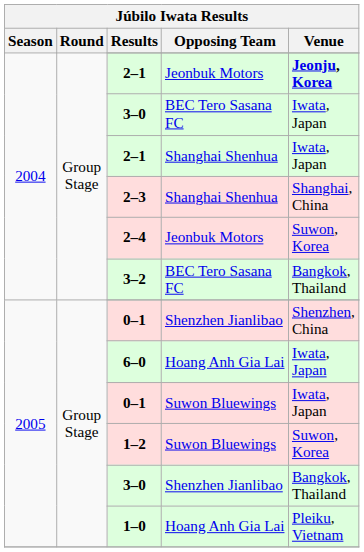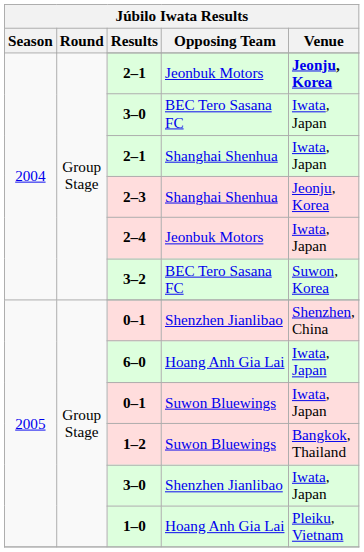(322, 196) Shanghai, China -> (314, 196) Jeonju, Korea
(315, 238) Suwon, Korea -> (311, 238) Iwata, Japan
(321, 279) Bangkok, Thailand -> (315, 279) Suwon, Korea
(315, 444) Suwon, Korea -> (321, 444) Bangkok, Thailand
(321, 485) Bangkok, Thailand -> (311, 485) Iwata, Japan
